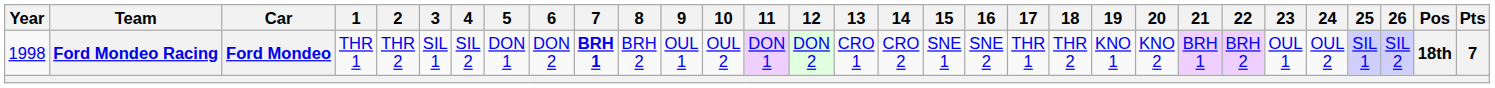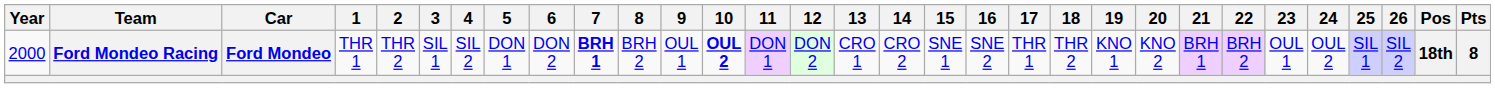(27, 53) 1998 -> (27, 53) 2000
(723, 53) normal -> (724, 53) bold
(1473, 53) 7 -> (1474, 53) 8
